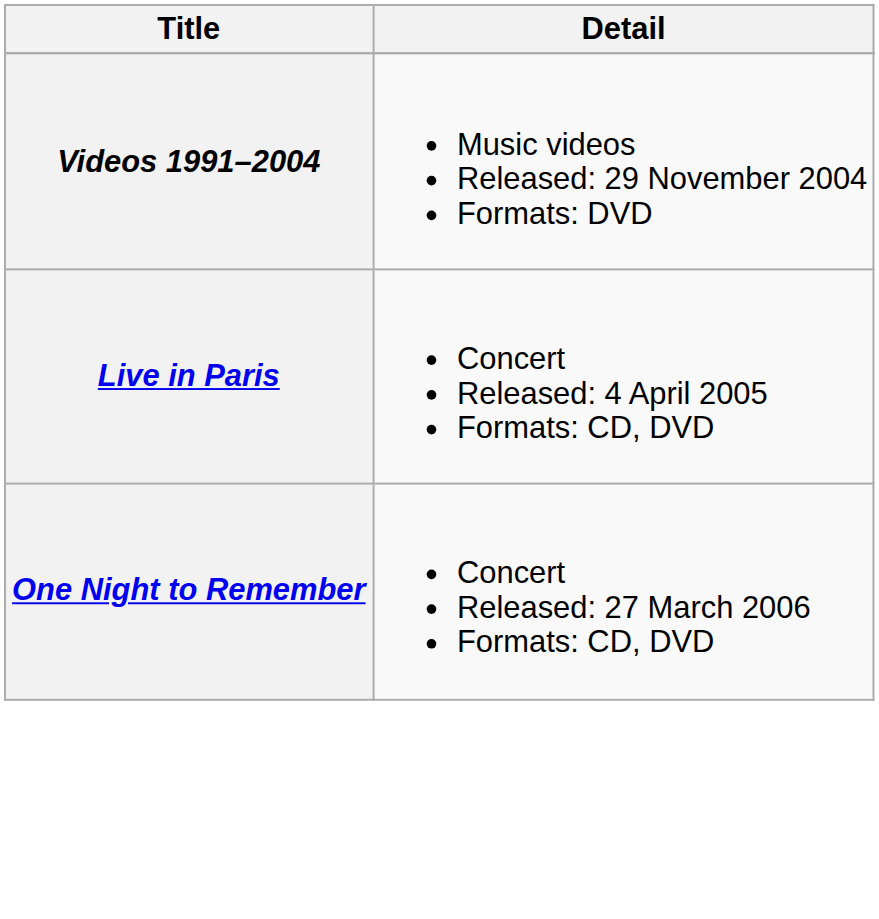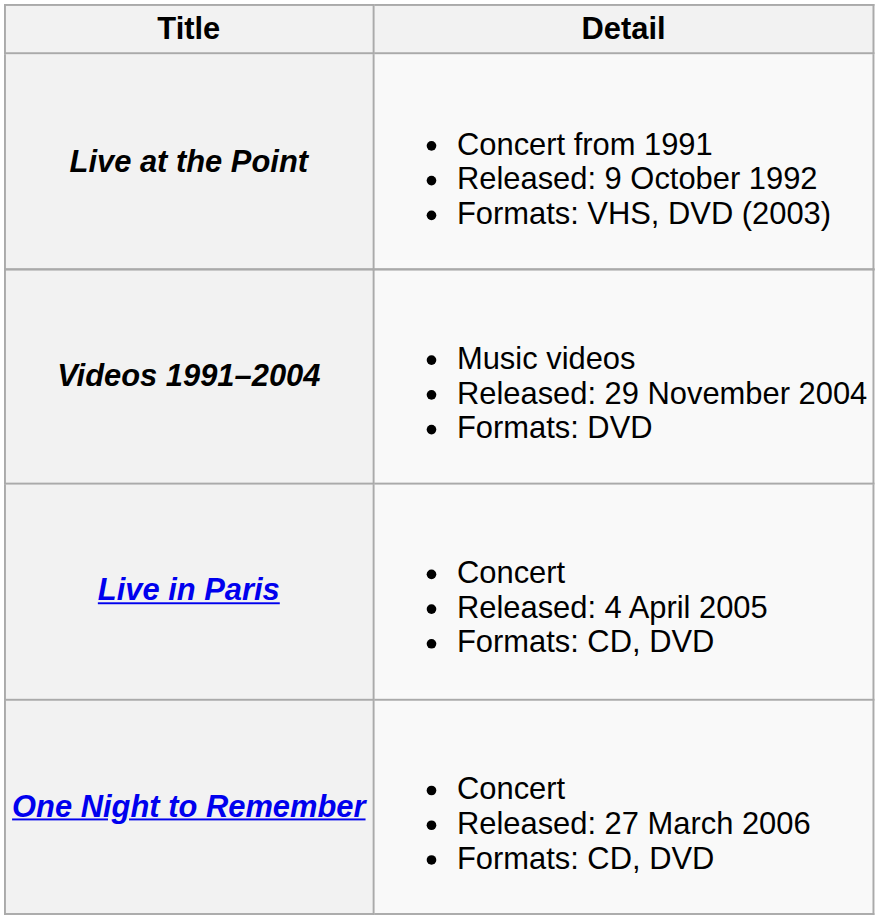+ row: (189, 160)
